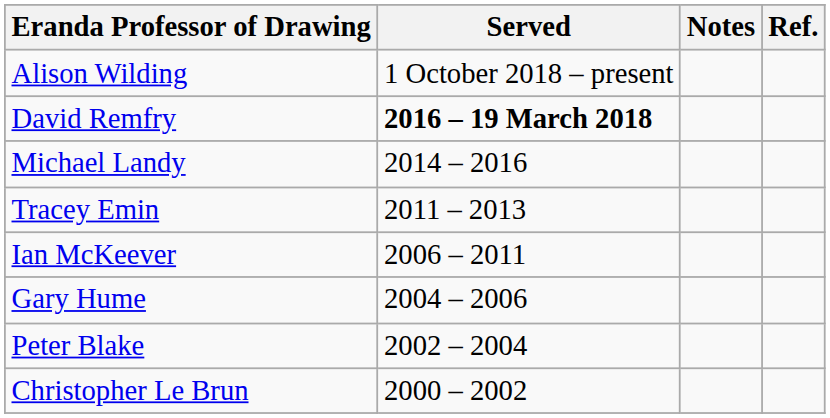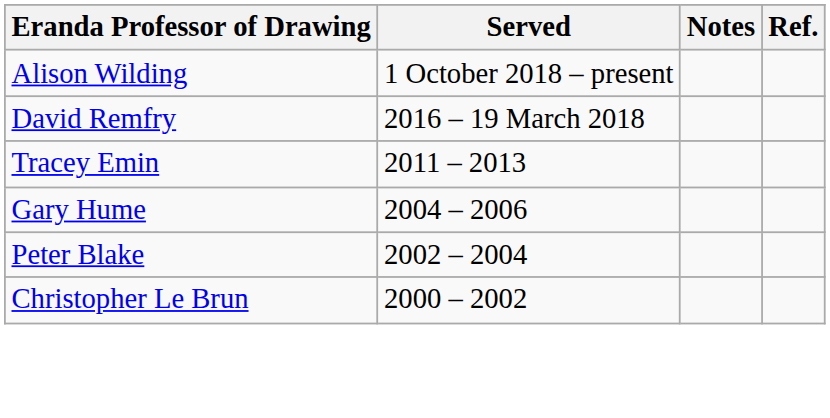(518, 118) bold -> (514, 118) normal
- row: (99, 163)
- row: (94, 254)
